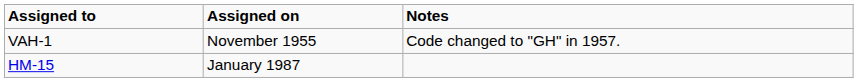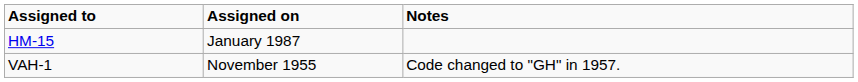rows swapped: (30, 41) <-> (31, 65)
